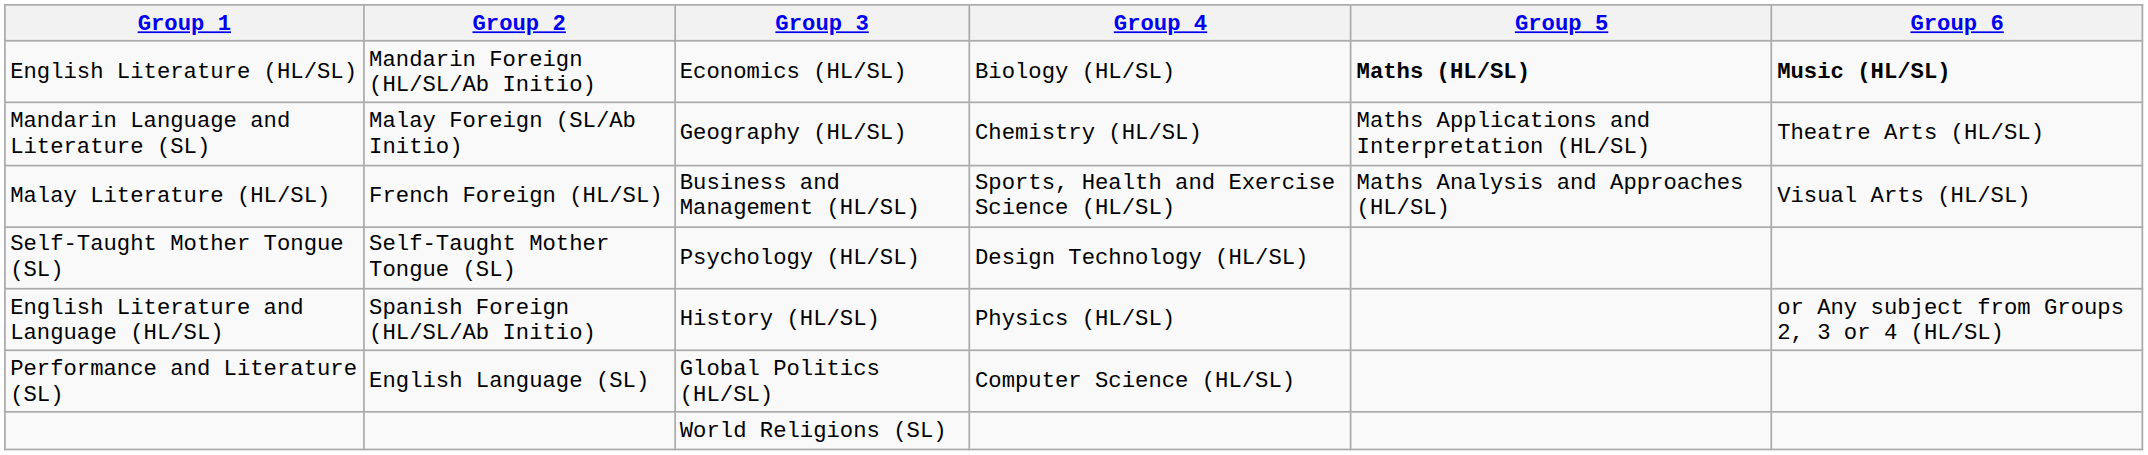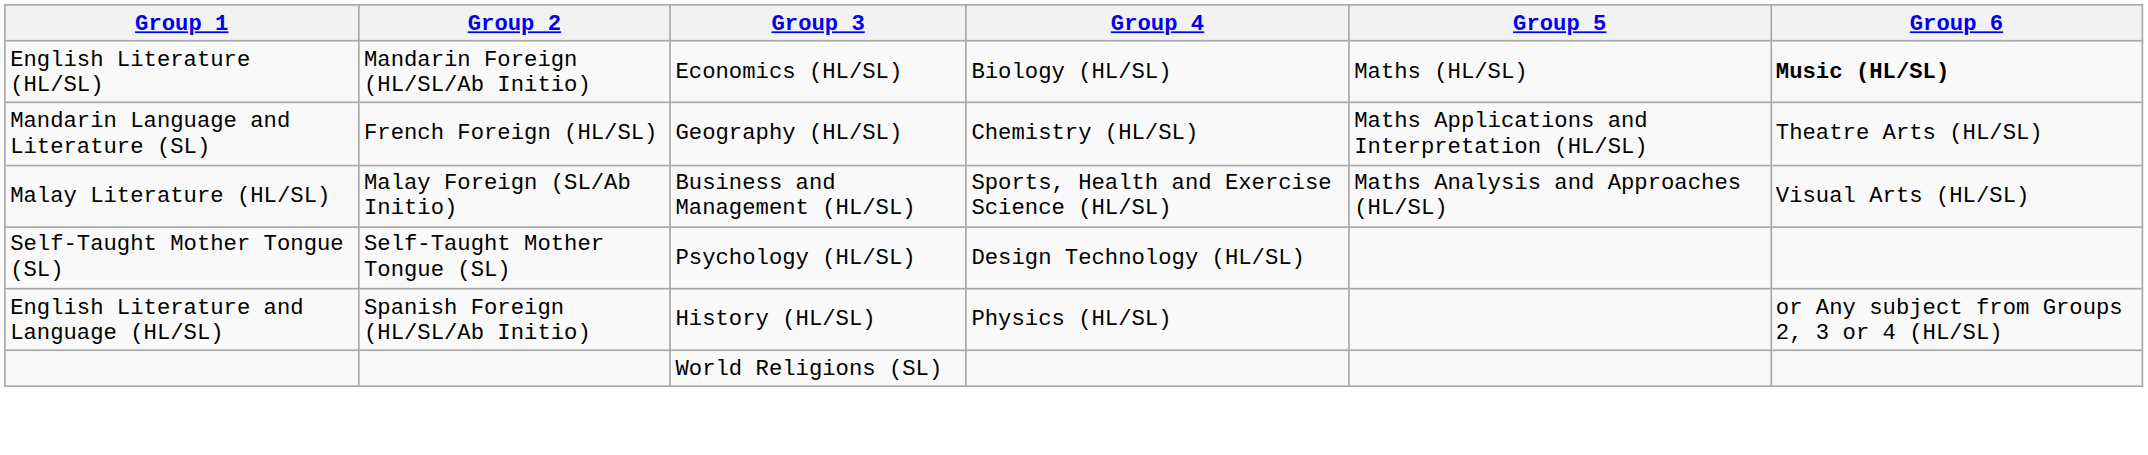(1443, 72) bold -> (1441, 72) normal
(503, 134) Malay Foreign (SL/Ab Initio) -> (511, 134) French Foreign (HL/SL)
(516, 196) French Foreign (HL/SL) -> (497, 196) Malay Foreign (SL/Ab Initio)
- row: (184, 381)
